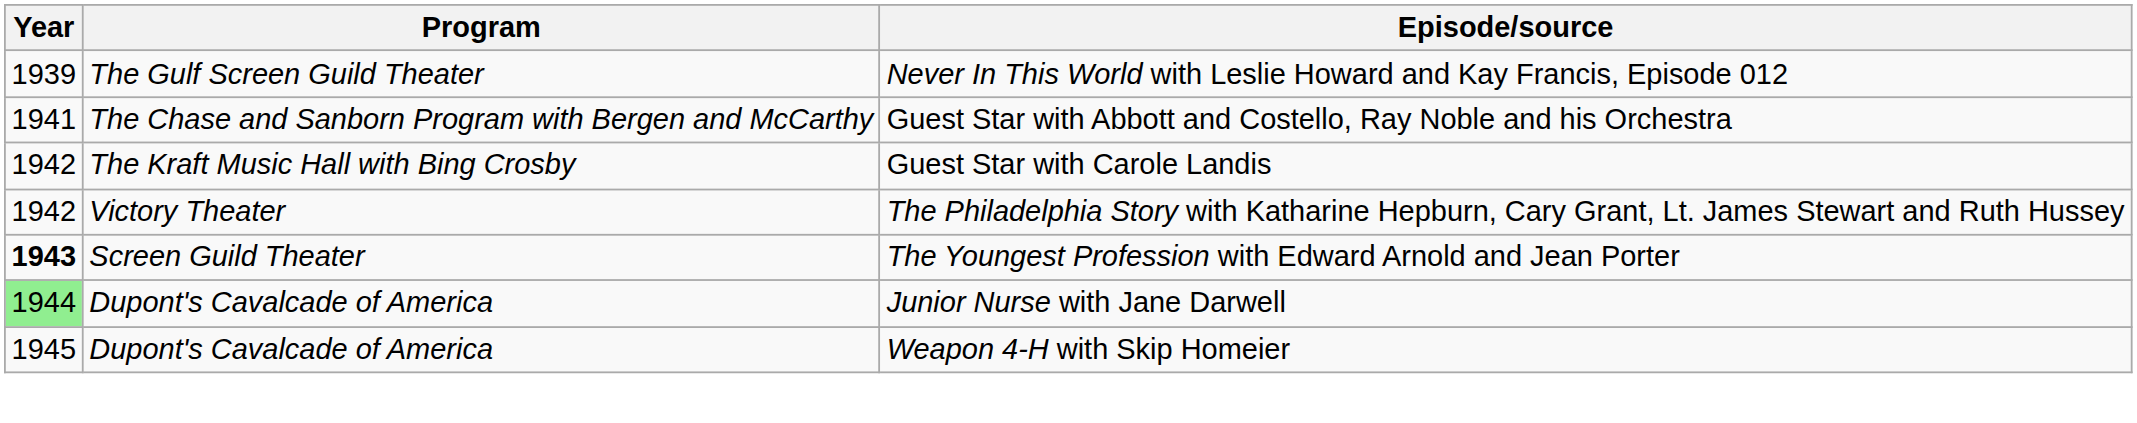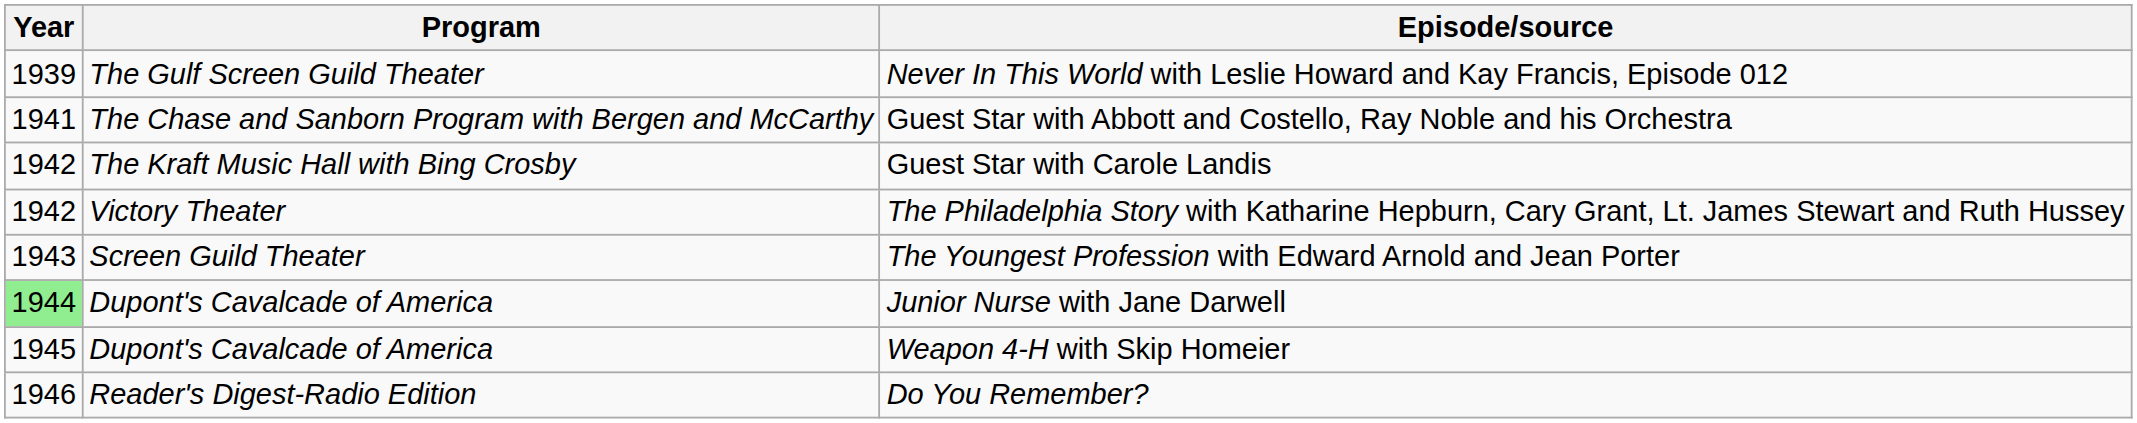(44, 257) bold -> (44, 257) normal
+ row: (1018, 394)
